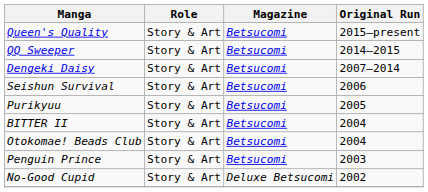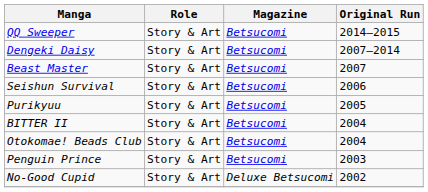- row: (58, 32)
+ row: (47, 68)
